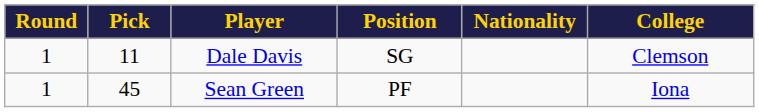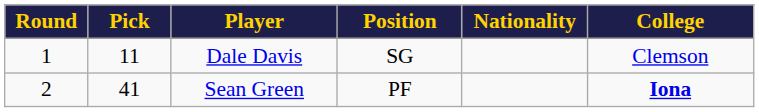(46, 89) 1 -> (46, 89) 2
(129, 89) 45 -> (129, 89) 41
(670, 89) normal -> (670, 89) bold
